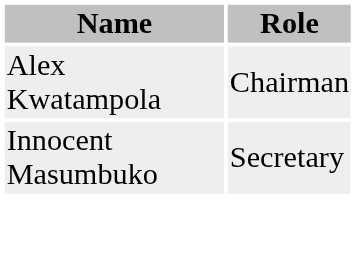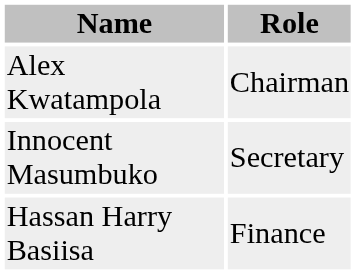+ row: (89, 233)
